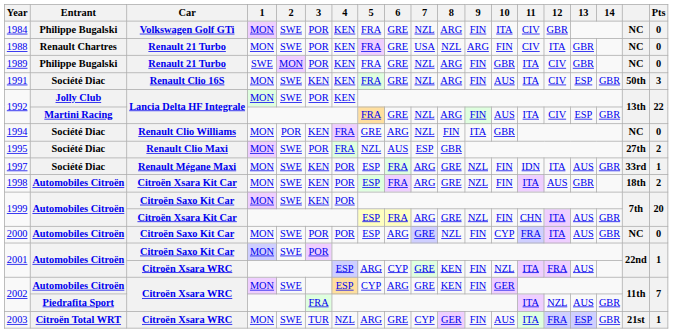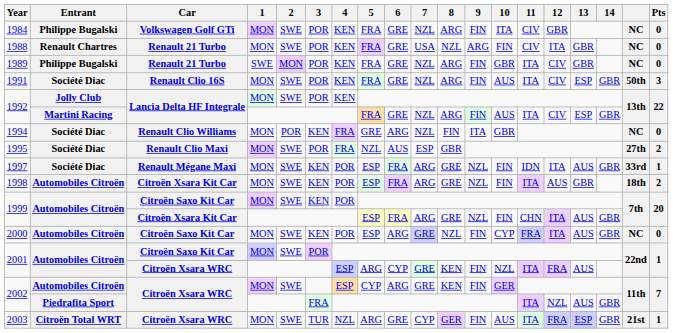(319, 80) KEN -> (319, 80) POR
(319, 234) POR -> (319, 234) KEN
